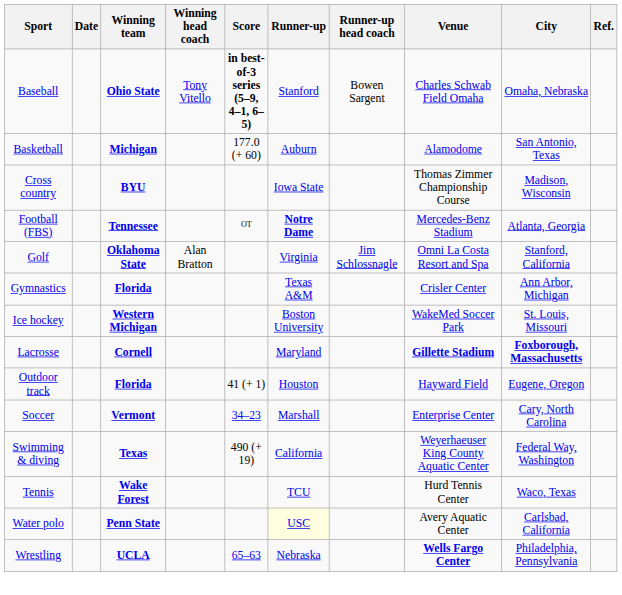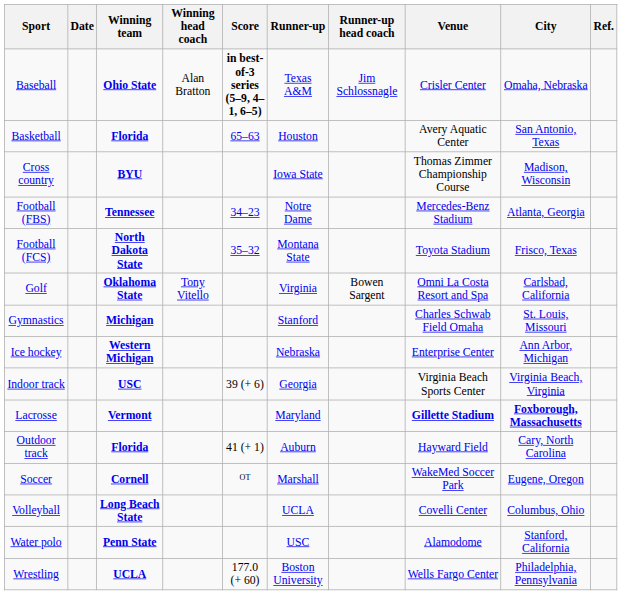(195, 91) Tony Vitello -> (193, 84) Alan Bratton
(299, 91) Stanford -> (298, 84) Texas A&M
(367, 91) Bowen Sargent -> (367, 84) Jim Schlossnagle
(453, 91) Charles Schwab Field Omaha -> (453, 84) Crisler Center
(133, 149) Michigan -> (130, 136) Florida
(246, 149) 177.0 (+ 60) -> (245, 136) 65–63
(299, 149) Auburn -> (298, 136) Houston
(453, 149) Alamodome -> (453, 136) Avery Aquatic Center
(246, 223) OT -> (245, 212) 34–23
(299, 225) bold -> (298, 212) normal
+ row: (36, 250)
(195, 257) Alan Bratton -> (193, 289) Tony Vitello
(367, 257) Jim Schlossnagle -> (367, 289) Bowen Sargent
(546, 257) Stanford, California -> (546, 289) Carlsbad, California
(133, 289) Florida -> (130, 320) Michigan
(299, 289) Texas A&M -> (298, 320) Stanford
(453, 289) Crisler Center -> (453, 320) Charles Schwab Field Omaha
(546, 289) Ann Arbor, Michigan -> (546, 320) St. Louis, Missouri
(299, 320) Boston University -> (298, 352) Nebraska
(453, 320) WakeMed Soccer Park -> (453, 352) Enterprise Center
(546, 320) St. Louis, Missouri -> (546, 352) Ann Arbor, Michigan
+ row: (36, 384)
(133, 352) Cornell -> (130, 415) Vermont
(299, 384) Houston -> (298, 447) Auburn
(546, 384) Eugene, Oregon -> (546, 447) Cary, North Carolina
(133, 415) Vermont -> (130, 479) Cornell
(246, 415) 34–23 -> (245, 476) OT
(453, 415) Enterprise Center -> (453, 479) WakeMed Soccer Park
(546, 415) Cary, North Carolina -> (546, 479) Eugene, Oregon
- row: (38, 454)
- row: (38, 492)
+ row: (36, 510)
(299, 523) lightyellow background -> (298, 542) no background
(453, 523) Avery Aquatic Center -> (453, 542) Alamodome
(546, 523) Carlsbad, California -> (546, 542) Stanford, California
(246, 555) 65–63 -> (245, 574) 177.0 (+ 60)
(299, 555) Nebraska -> (298, 574) Boston University
(453, 555) bold -> (453, 574) normal
